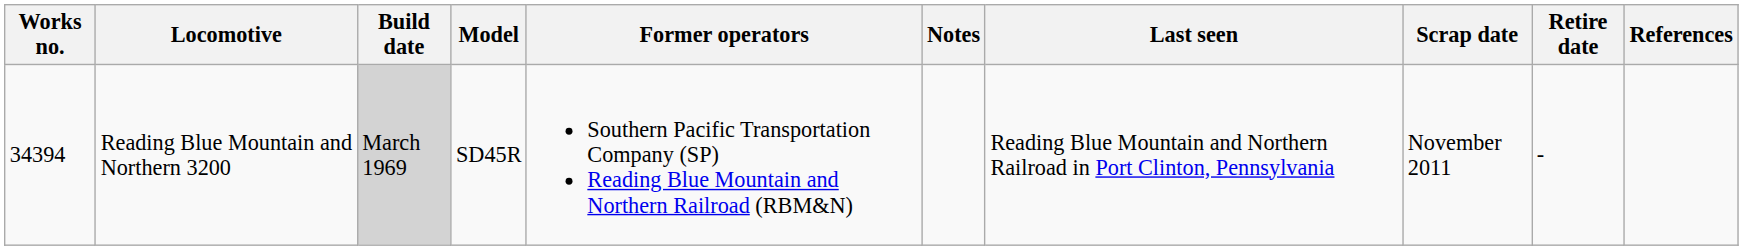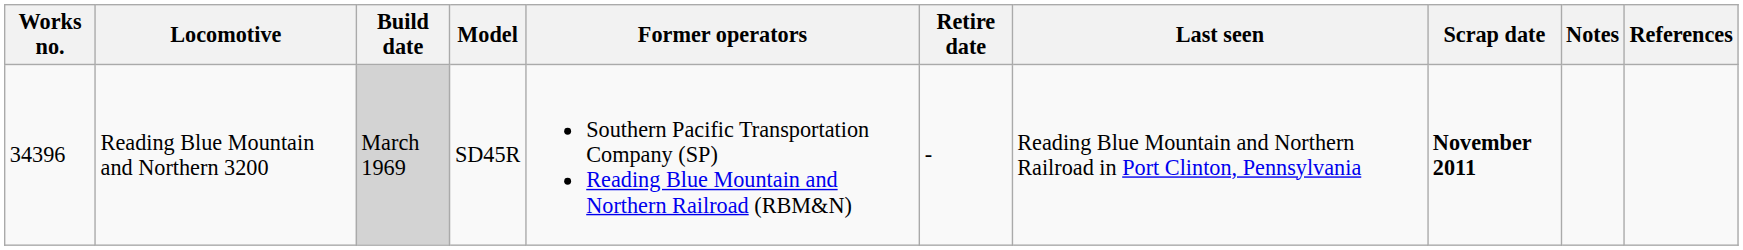columns swapped: (1578, 34) <-> (954, 34)
(38, 154) 34394 -> (38, 154) 34396
(1455, 154) normal -> (1482, 154) bold
